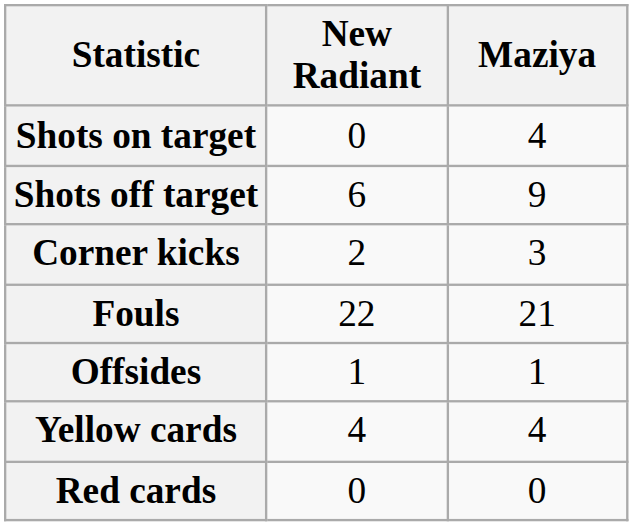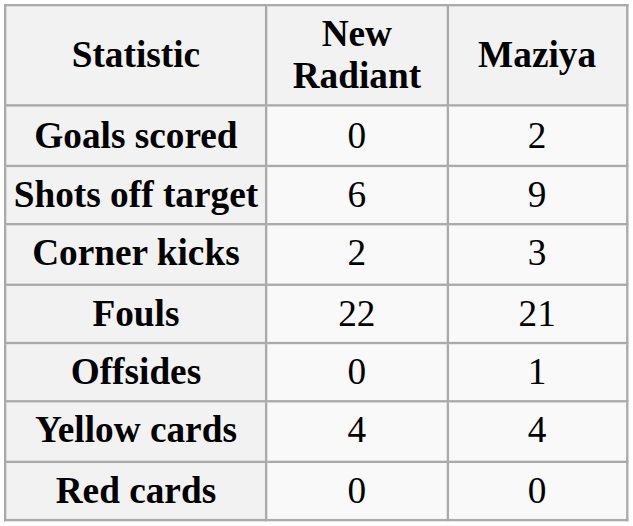+ row: (136, 135)
- row: (136, 135)
(357, 371) 1 -> (357, 371) 0
